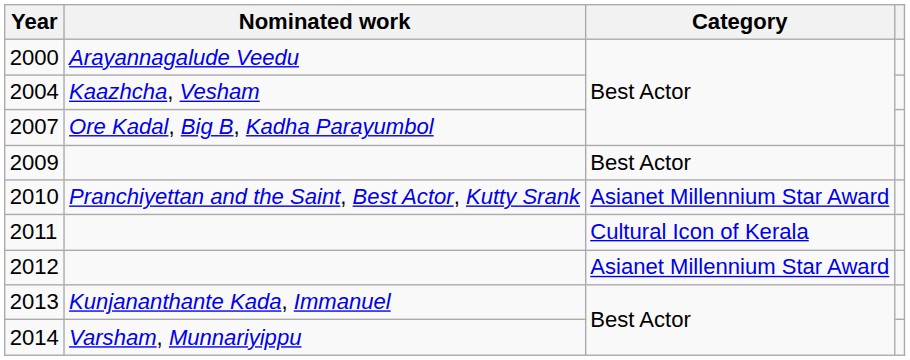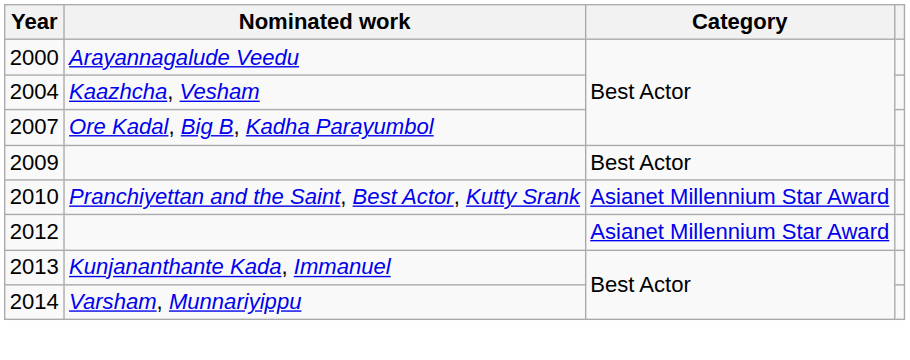- row: (34, 232)
